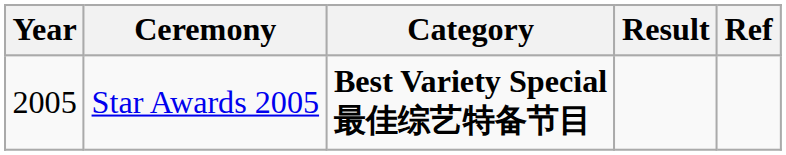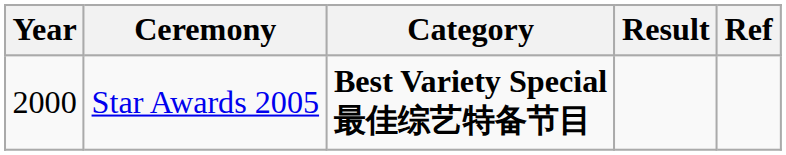(45, 102) 2005 -> (45, 102) 2000
